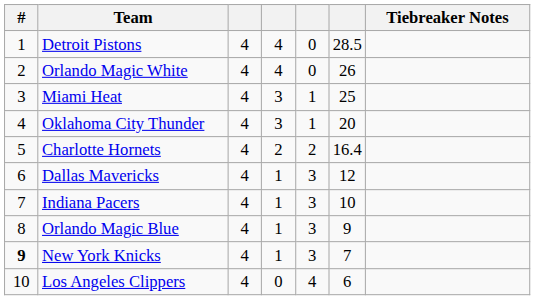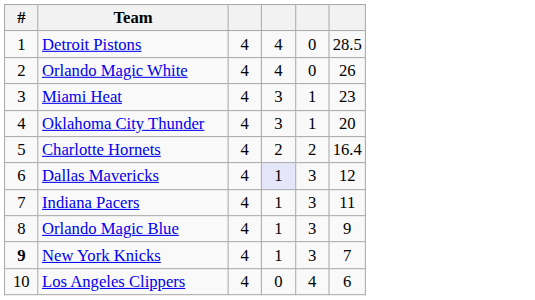- column: (447, 17)
(347, 96) 25 -> (347, 96) 23
(278, 176) no background -> (278, 176) lavender background
(347, 202) 10 -> (347, 202) 11
